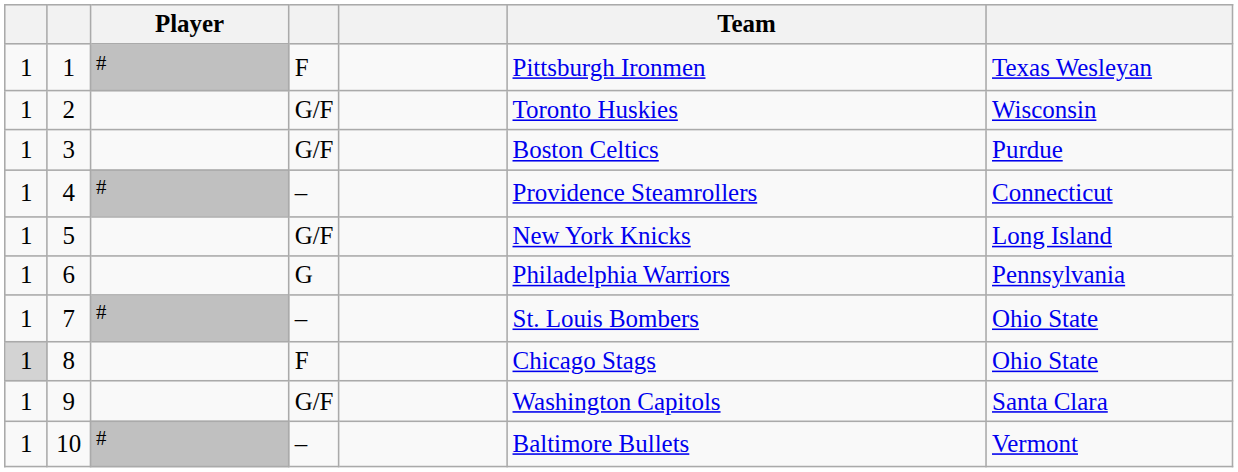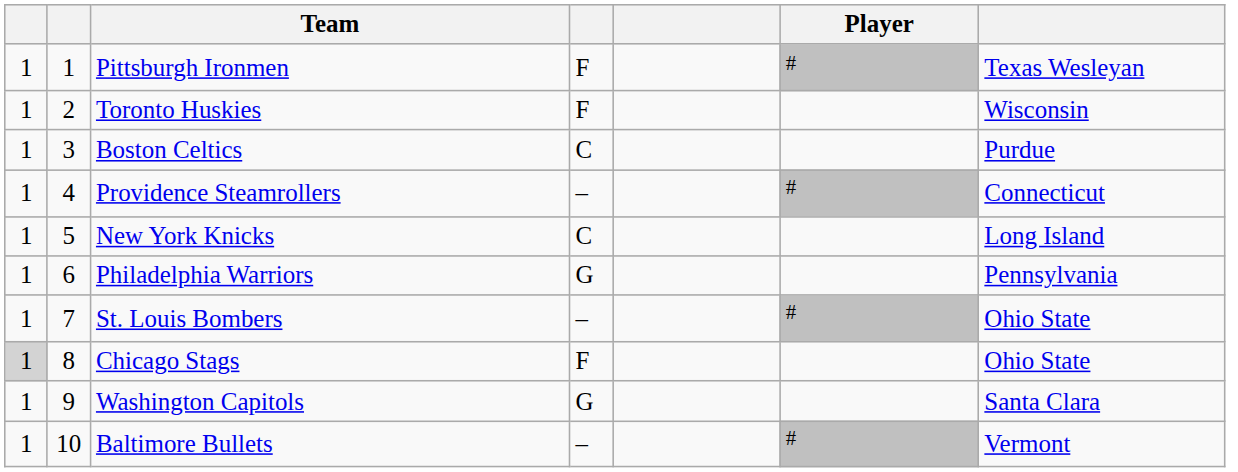columns swapped: (190, 24) <-> (746, 24)
(314, 110) G/F -> (582, 110) F
(314, 149) G/F -> (584, 149) C
(314, 235) G/F -> (584, 235) C
(314, 400) G/F -> (584, 400) G
